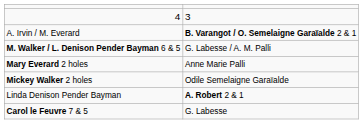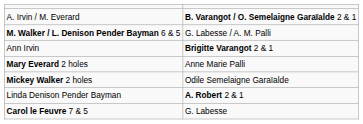- row: (178, 16)
+ row: (23, 49)
